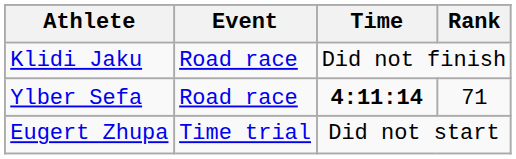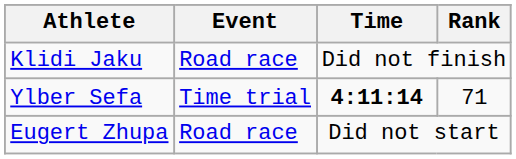(238, 97) Road race -> (245, 97) Time trial
(245, 134) Time trial -> (238, 134) Road race
